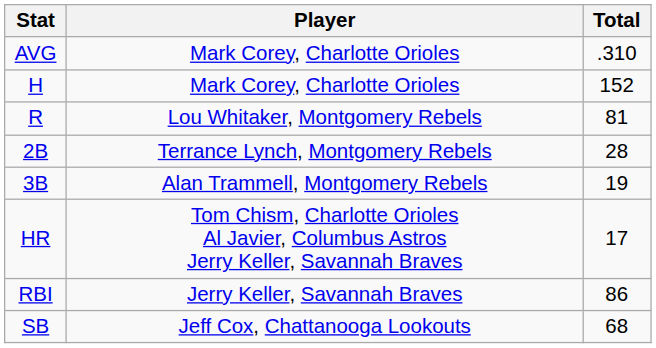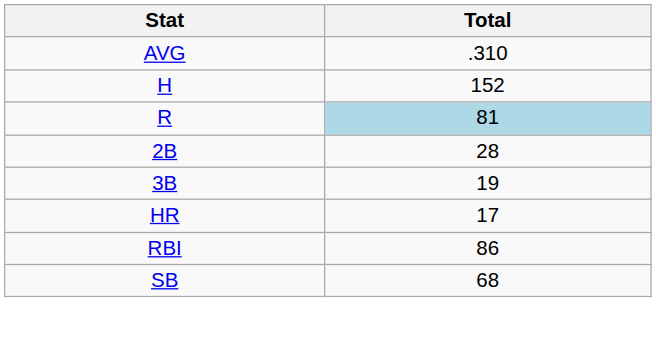- column: (325, 20)
(617, 118) no background -> (488, 118) lightblue background
